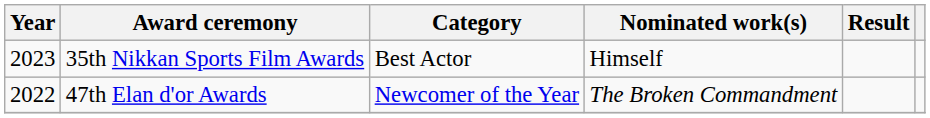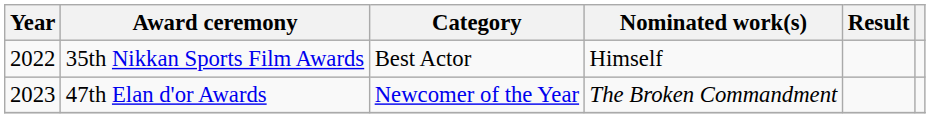(33, 58) 2023 -> (33, 58) 2022
(33, 94) 2022 -> (33, 94) 2023
